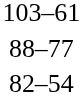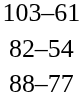rows swapped: (41, 83) <-> (41, 48)
